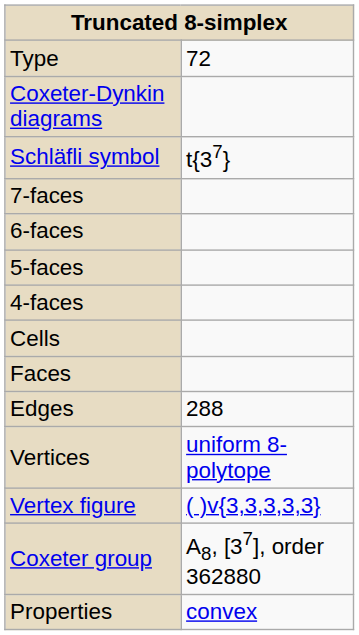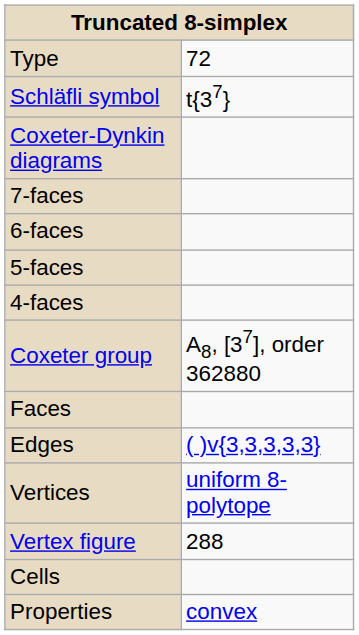rows swapped: (85, 157) <-> (87, 106)
rows swapped: (35, 338) <-> (81, 558)
(205, 409) 288 -> (253, 444) ( )v{3,3,3,3,3}
(253, 505) ( )v{3,3,3,3,3} -> (205, 541) 288
